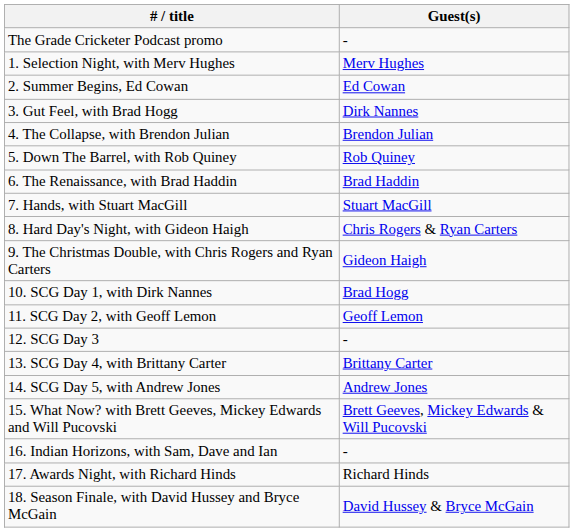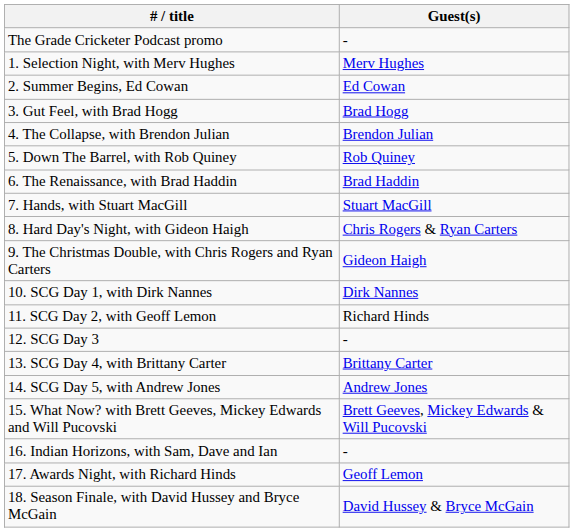(380, 110) Dirk Nannes -> (376, 110) Brad Hogg
(376, 292) Brad Hogg -> (380, 292) Dirk Nannes
(383, 316) Geoff Lemon -> (386, 316) Richard Hinds
(386, 474) Richard Hinds -> (383, 474) Geoff Lemon
